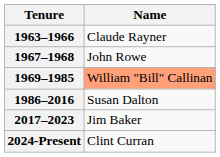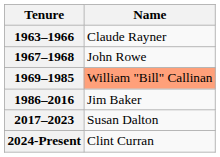(123, 99) Susan Dalton -> (114, 99) Jim Baker
(114, 120) Jim Baker -> (123, 120) Susan Dalton
